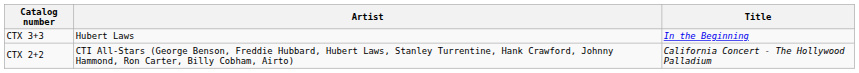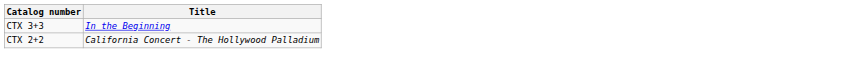- column: (368, 17)
